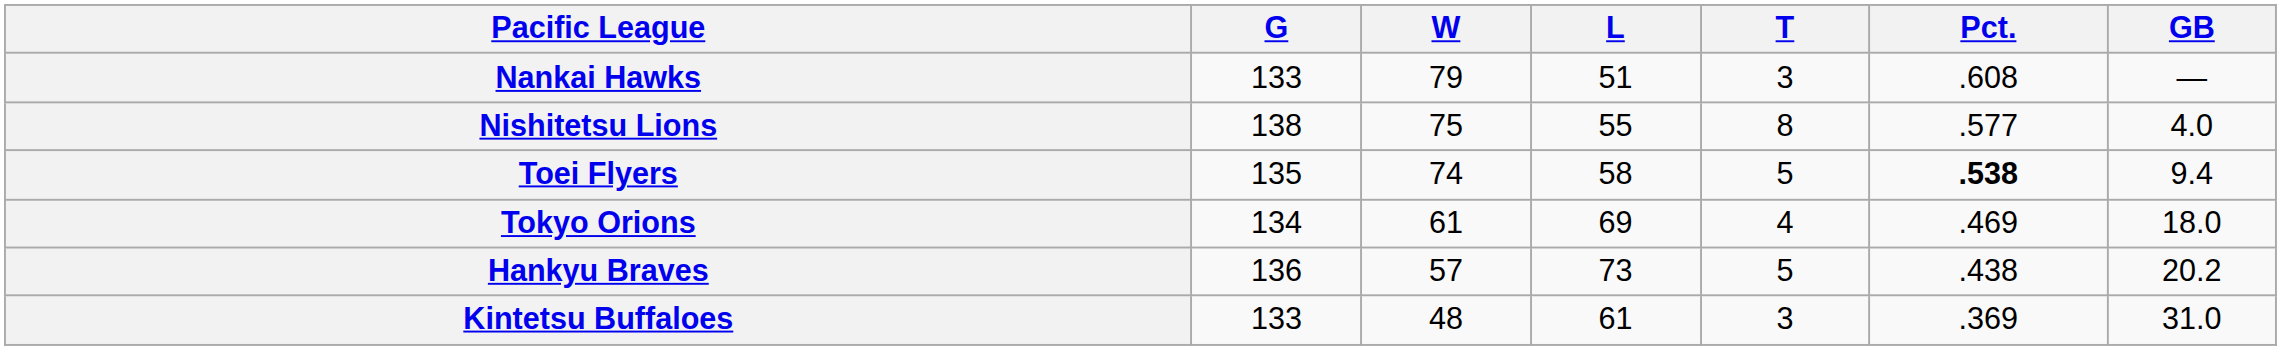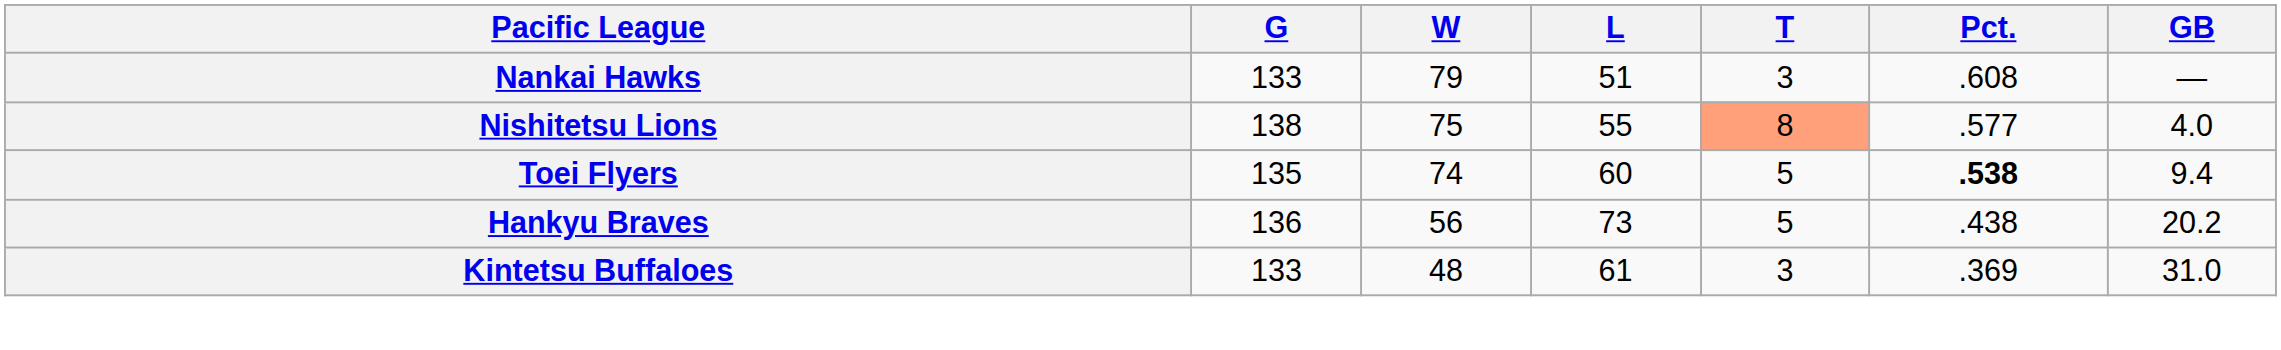(1785, 125) no background -> (1785, 125) lightsalmon background
(1615, 174) 58 -> (1615, 174) 60
- row: (598, 222)
(1446, 271) 57 -> (1446, 222) 56
